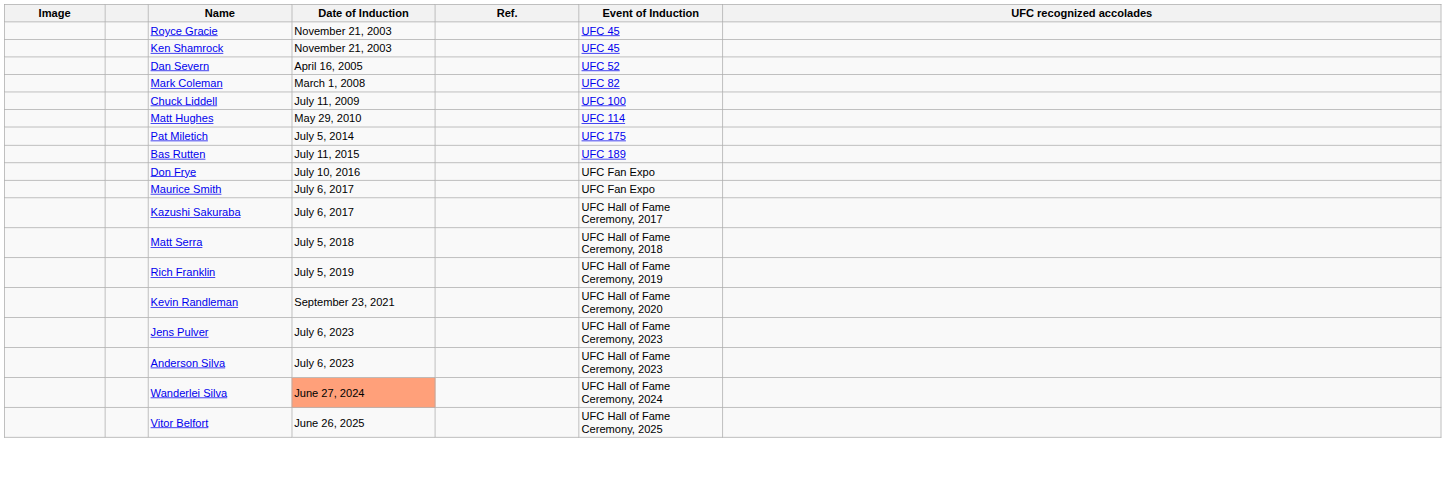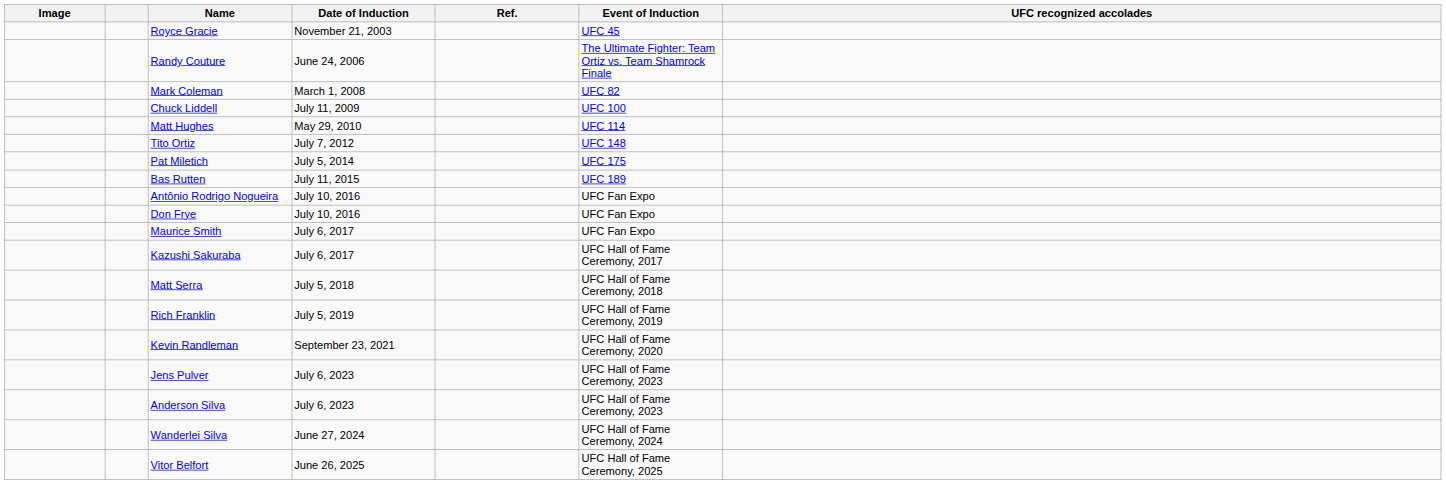- row: (187, 48)
- row: (180, 66)
+ row: (188, 61)
+ row: (173, 144)
+ row: (214, 196)
(329, 393) lightsalmon background -> (329, 435) no background
